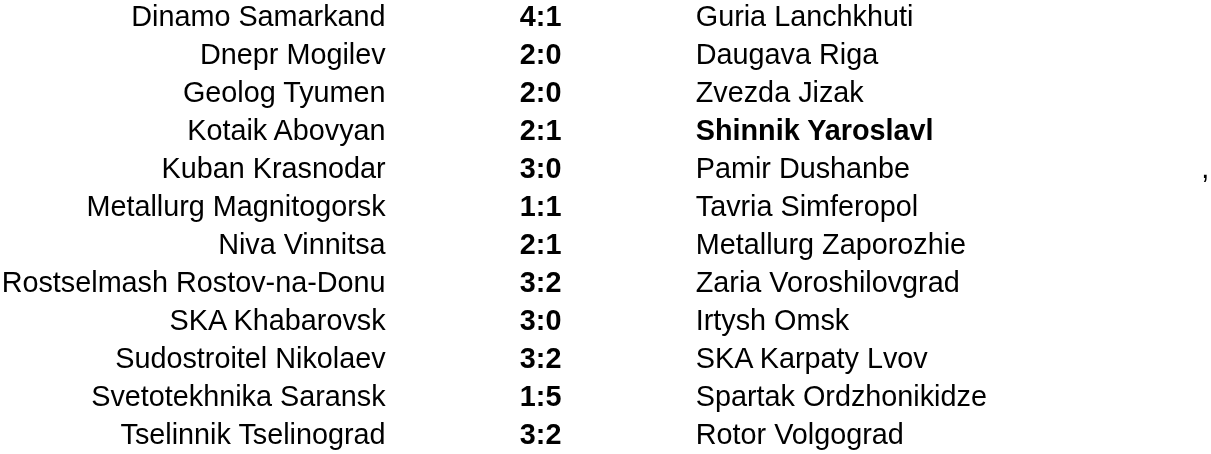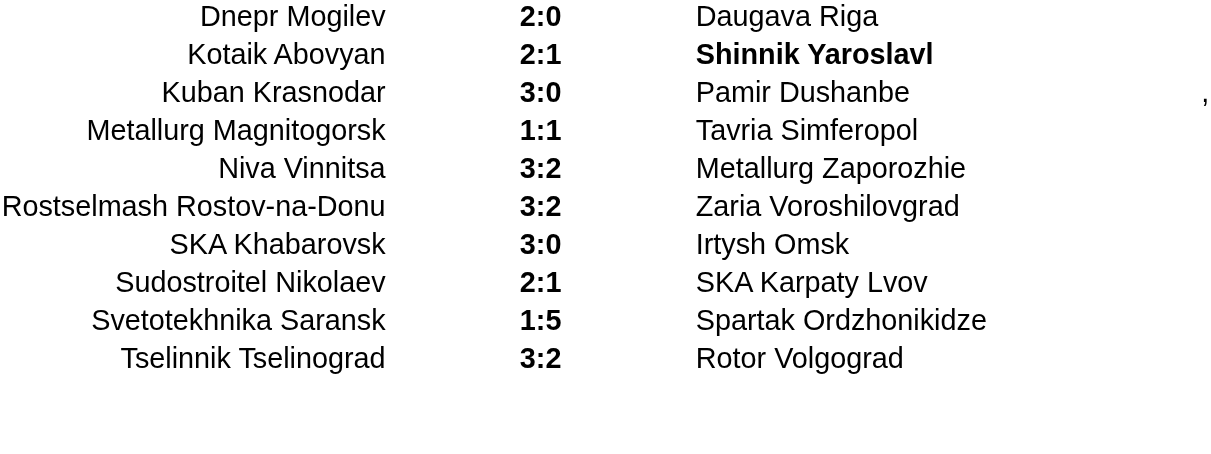- row: (258, 16)
- row: (284, 92)
(541, 244) 2:1 -> (541, 168) 3:2
(541, 358) 3:2 -> (541, 282) 2:1
